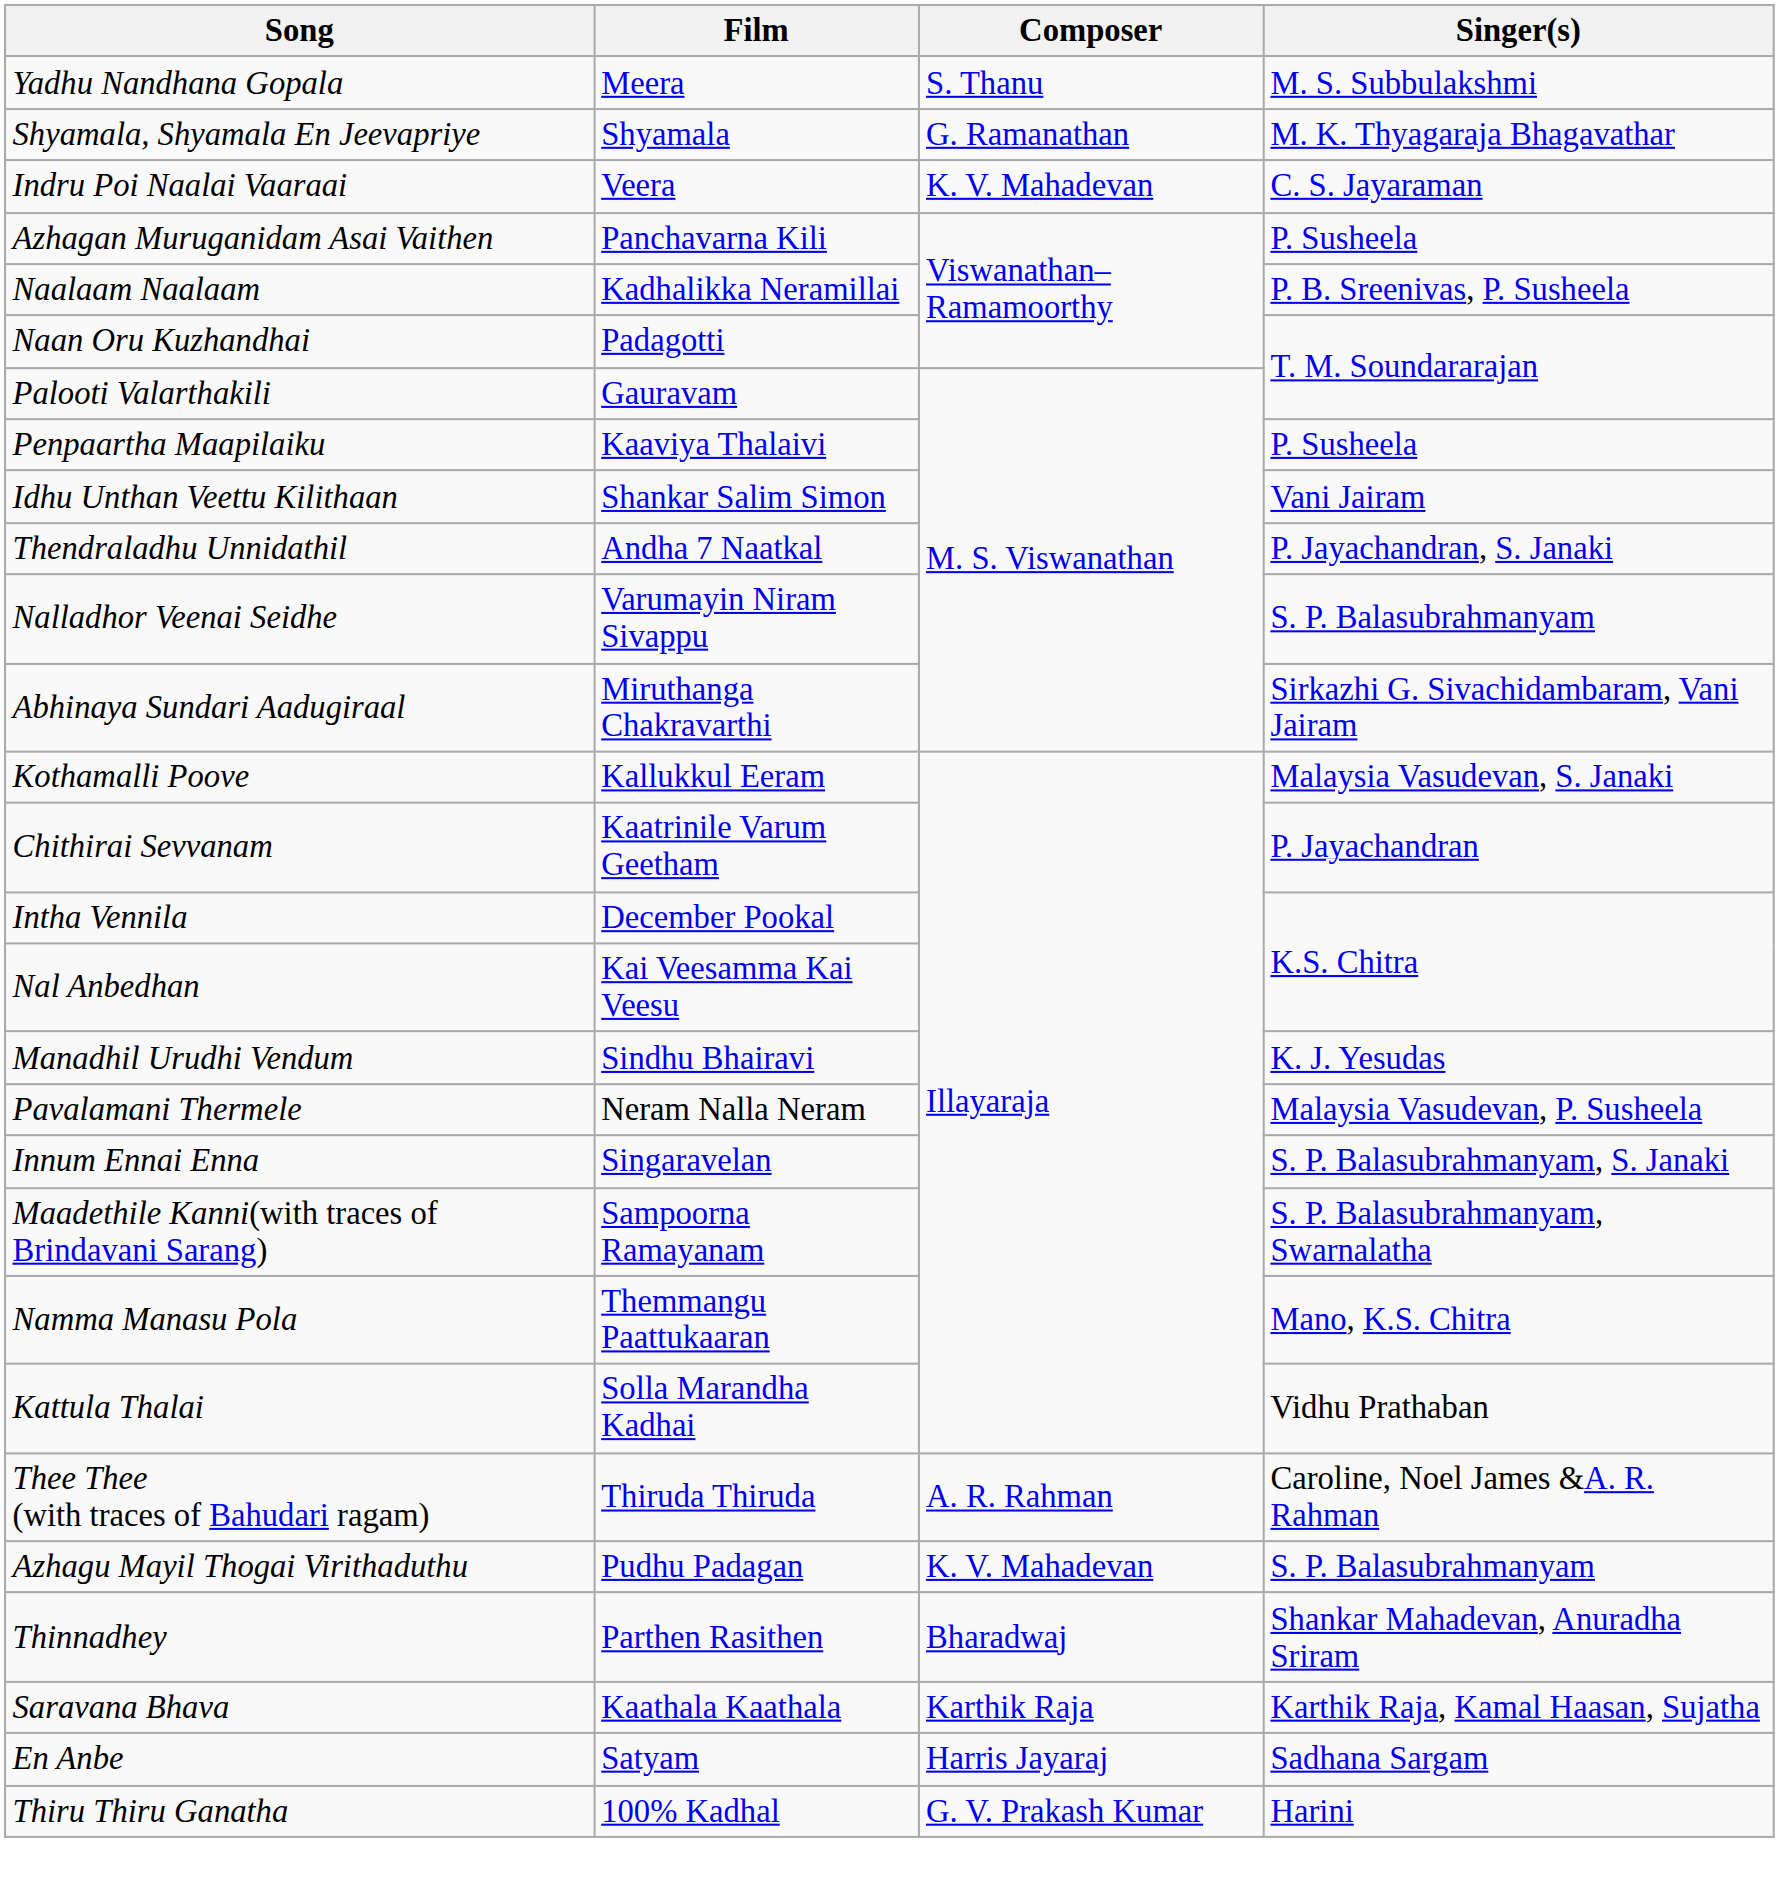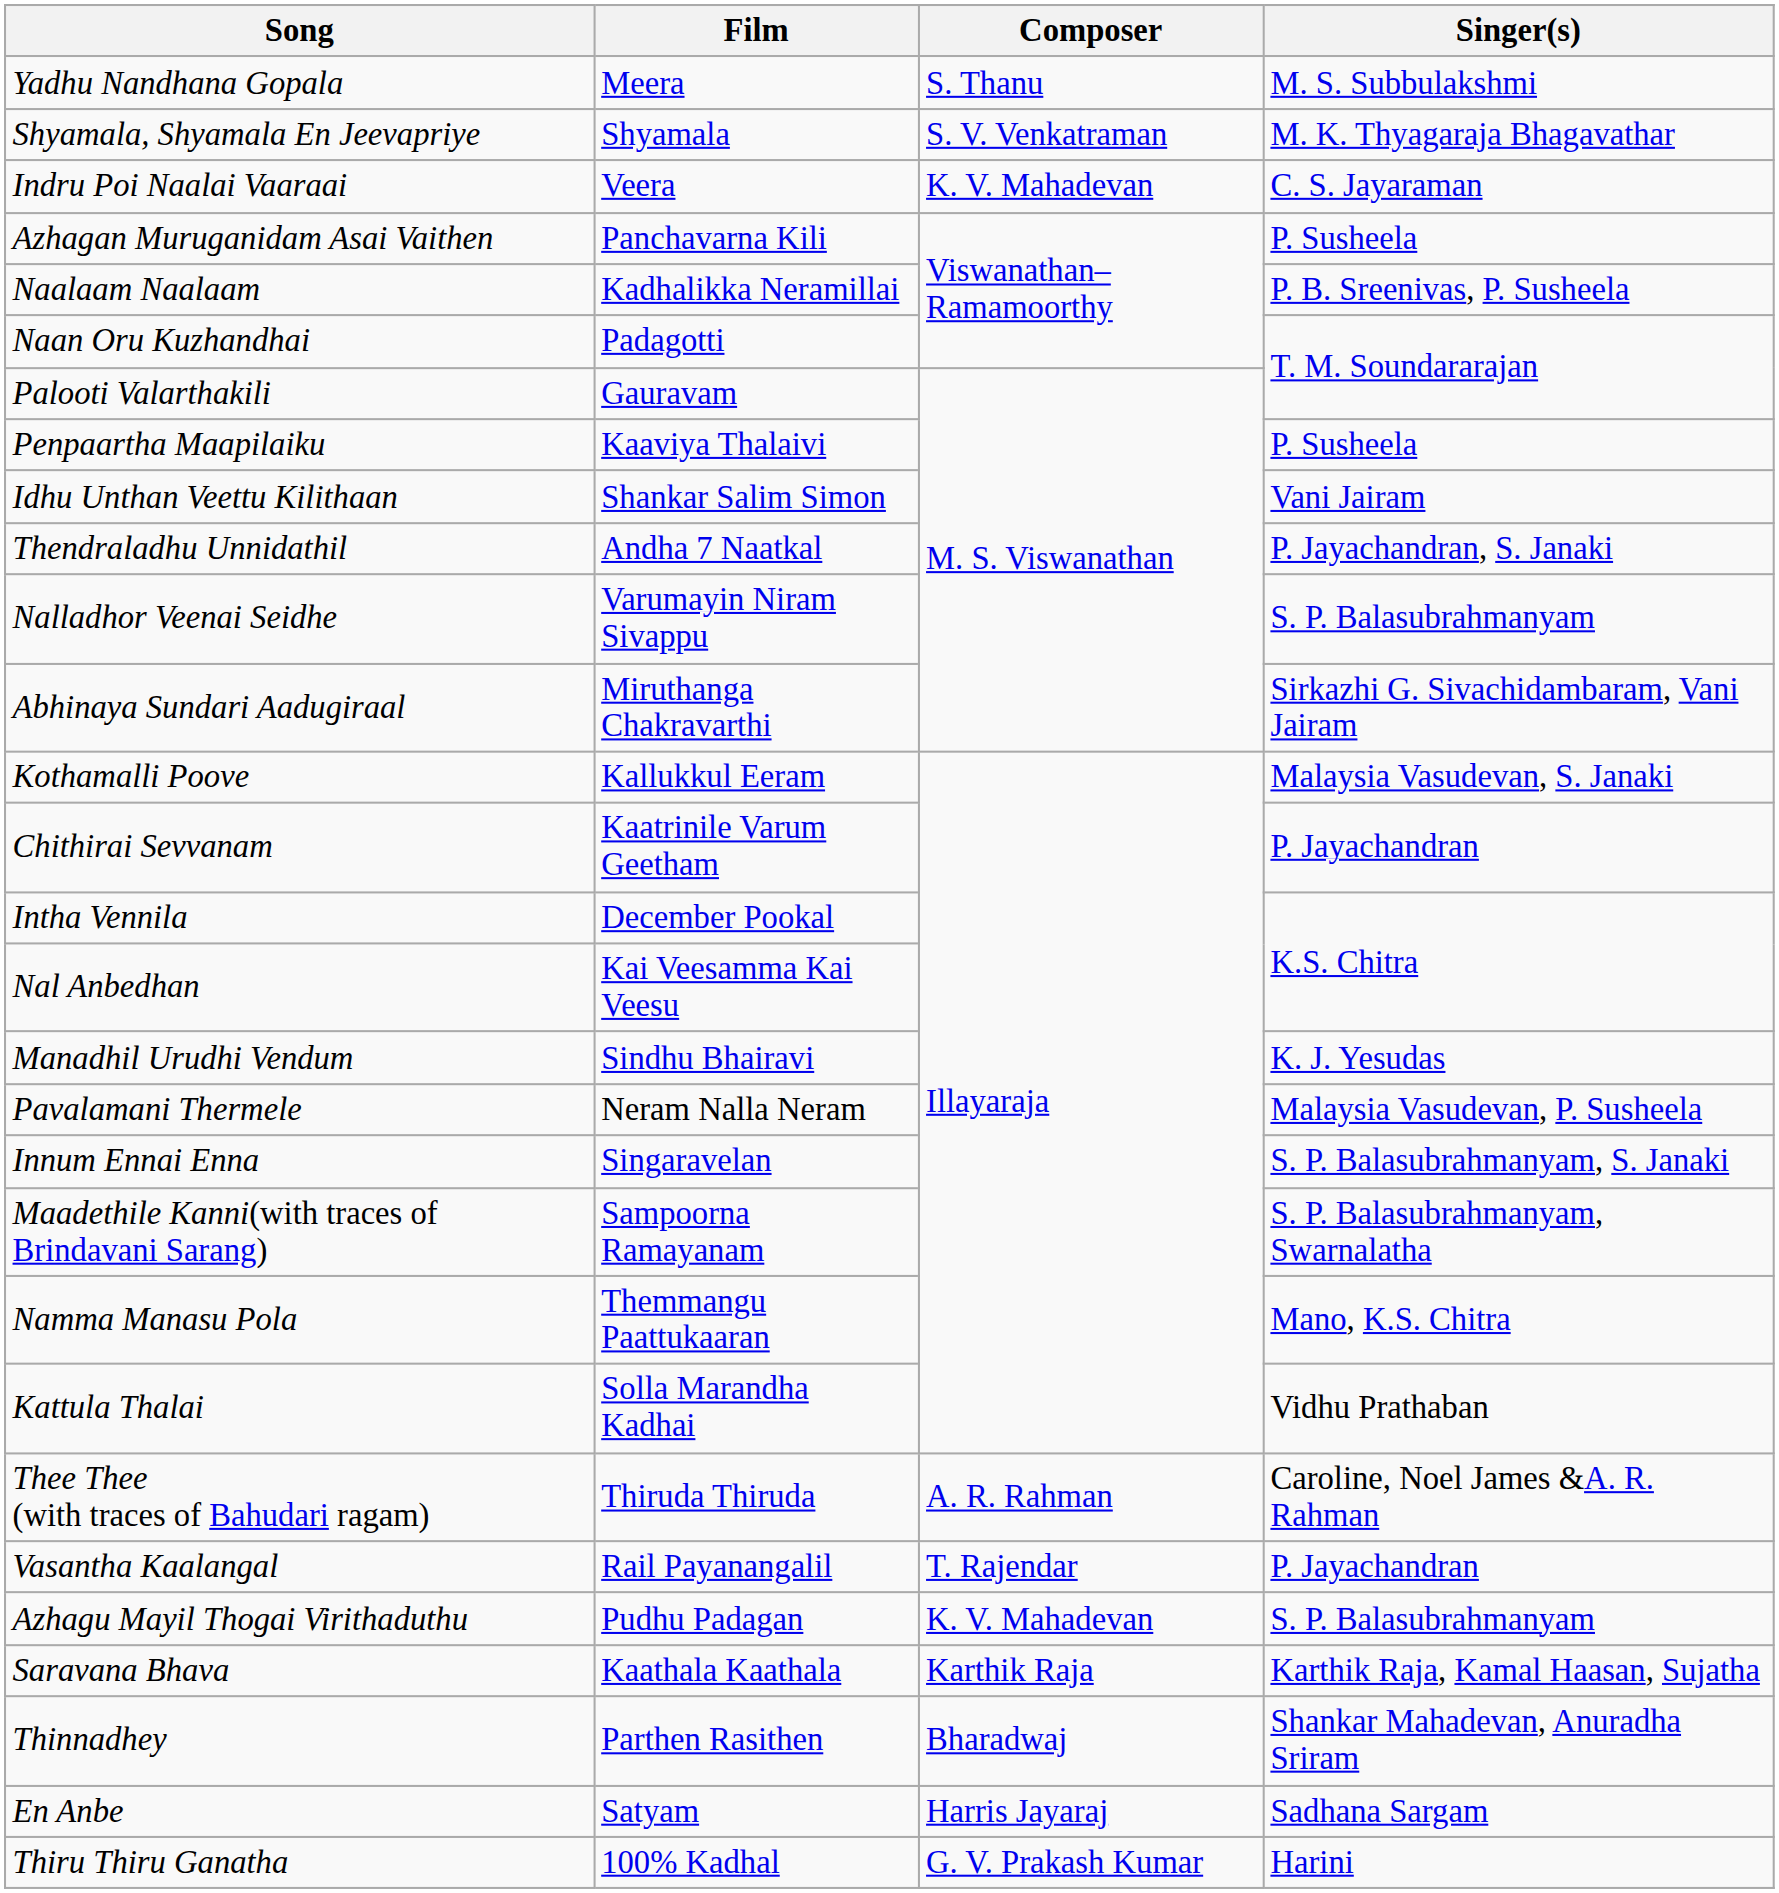(1028, 133) G. Ramanathan -> (1047, 133) S. V. Venkatraman
+ row: (145, 1566)
rows swapped: (121, 1706) <-> (90, 1636)
